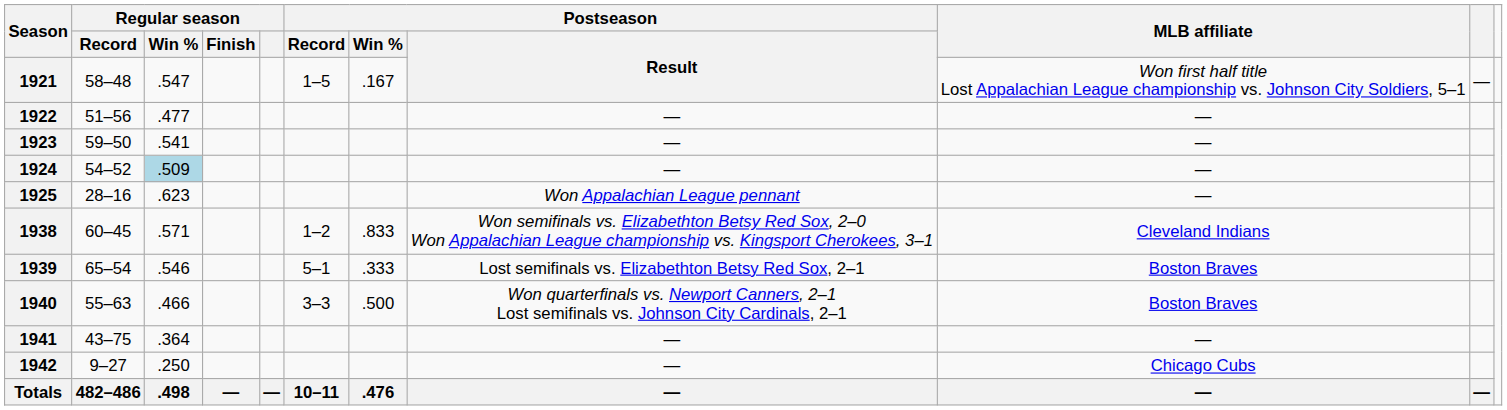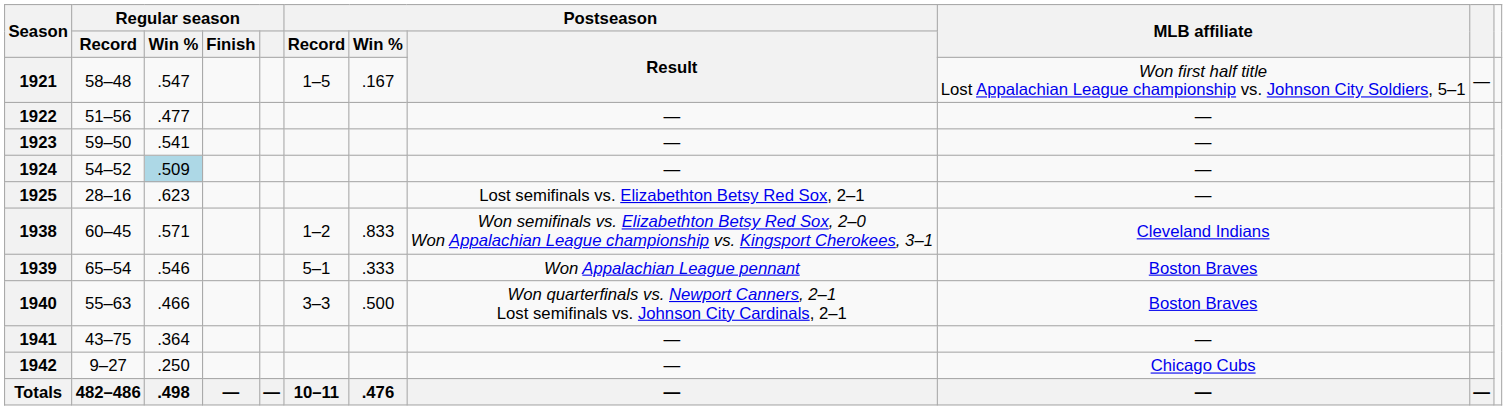(672, 195) Won Appalachian League pennant -> (672, 195) Lost semifinals vs. Elizabethton Betsy Red Sox, 2–1
(672, 267) Lost semifinals vs. Elizabethton Betsy Red Sox, 2–1 -> (672, 267) Won Appalachian League pennant
